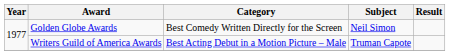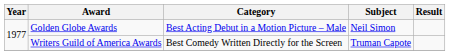(254, 27) Best Comedy Written Directly for the Screen -> (256, 27) Best Acting Debut in a Motion Picture – Male
(256, 43) Best Acting Debut in a Motion Picture – Male -> (254, 43) Best Comedy Written Directly for the Screen
